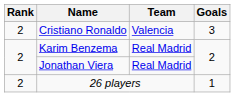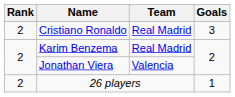(153, 30) Valencia -> (162, 30) Real Madrid
(162, 65) Real Madrid -> (153, 65) Valencia
